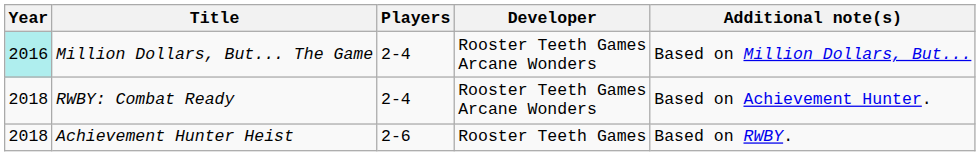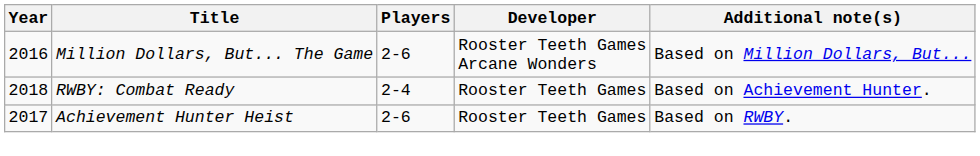(28, 55) paleturquoise background -> (28, 55) no background
(396, 55) 2-4 -> (396, 55) 2-6
(552, 100) Rooster Teeth Games Arcane Wonders -> (552, 91) Rooster Teeth Games
(28, 137) 2018 -> (28, 118) 2017
